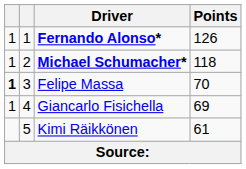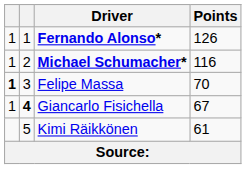(205, 61) 118 -> (205, 61) 116
(27, 106) normal -> (27, 106) bold
(201, 106) 69 -> (201, 106) 67
